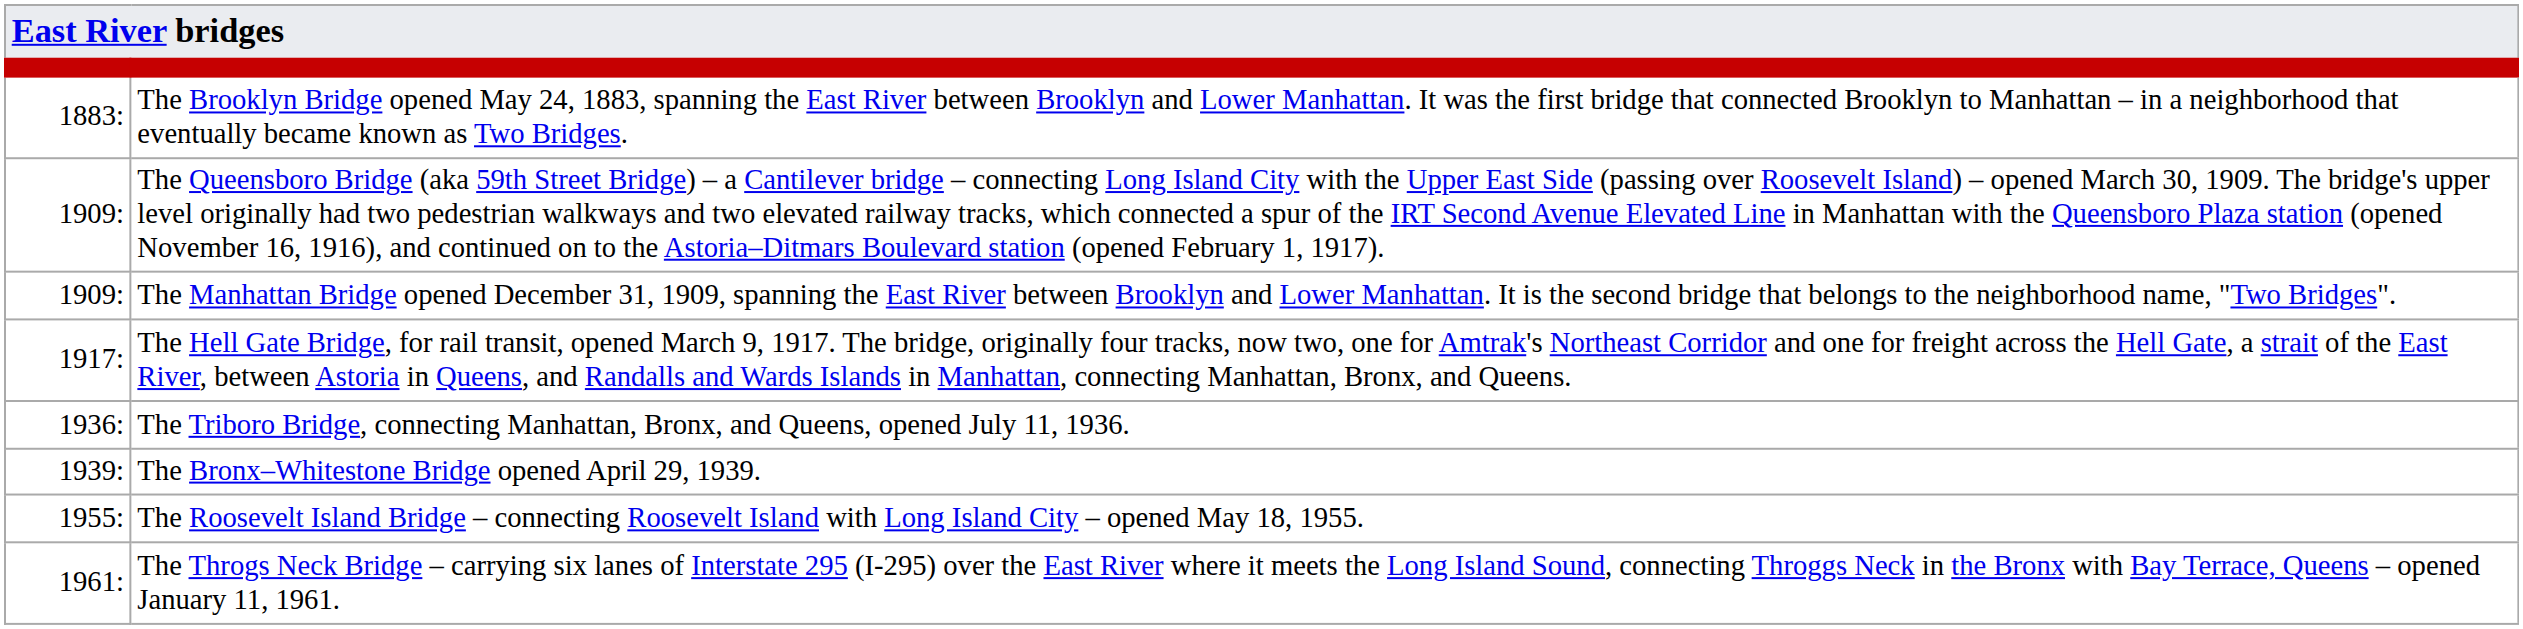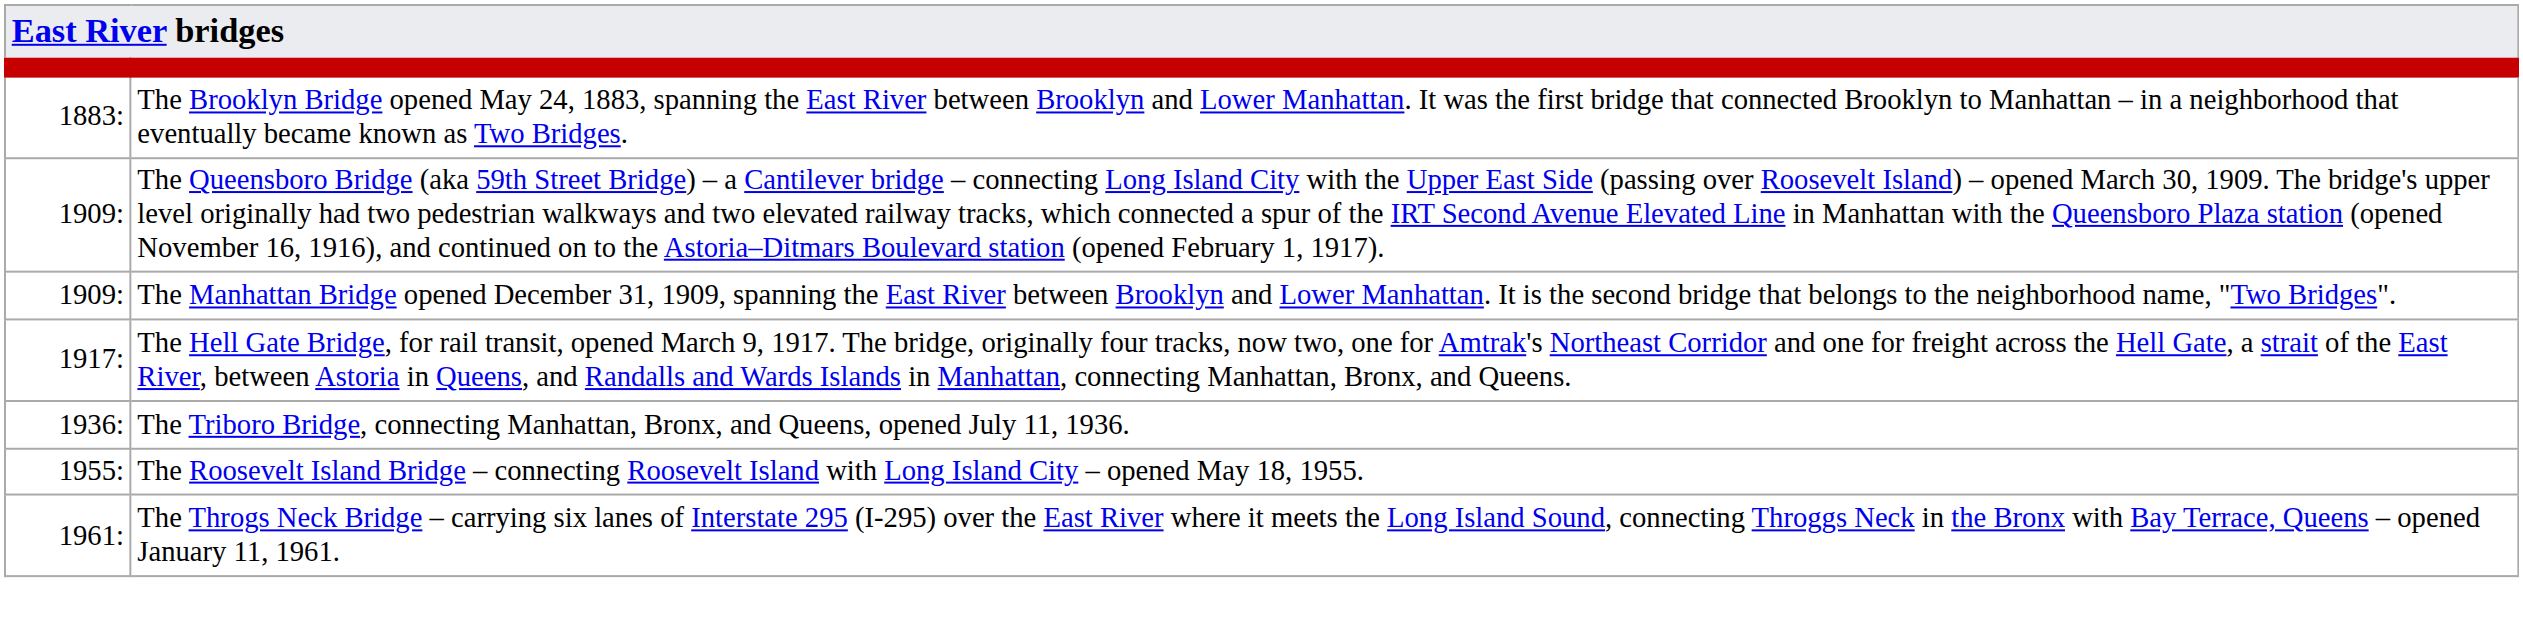- row: (449, 471)
